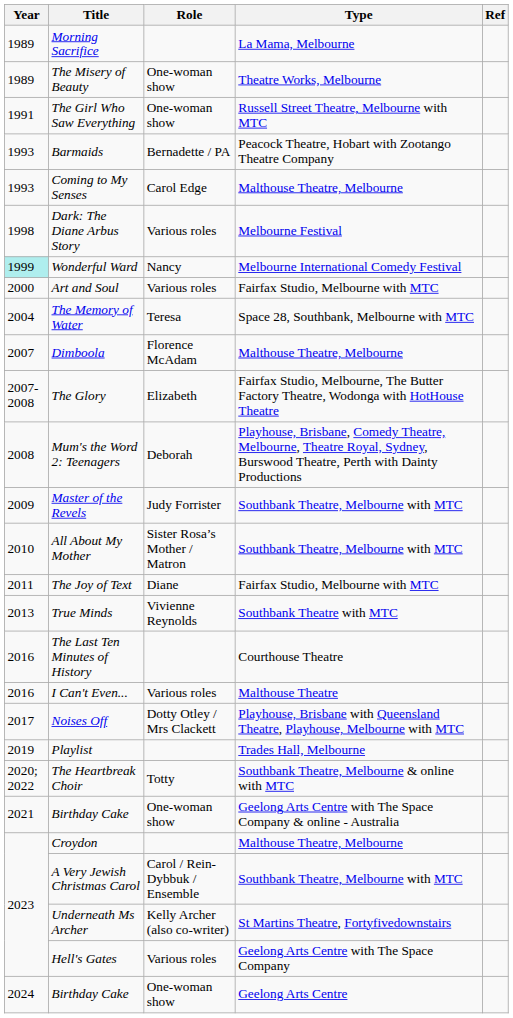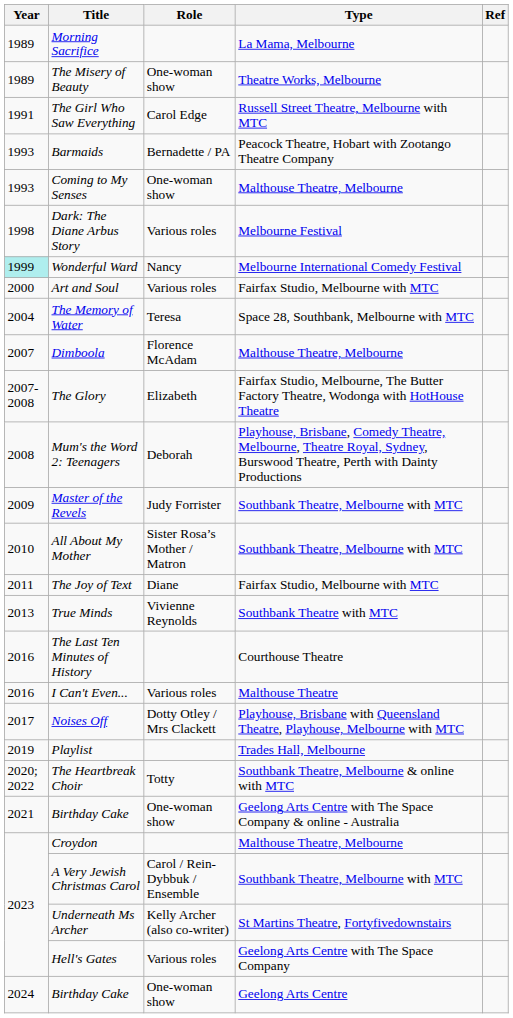(180, 115) One-woman show -> (177, 115) Carol Edge
(177, 187) Carol Edge -> (180, 187) One-woman show
